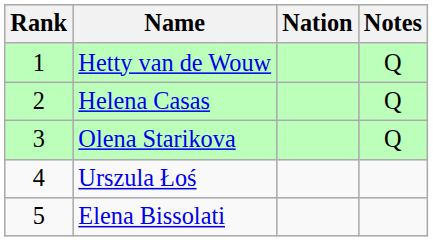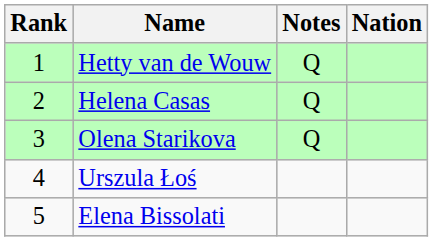columns swapped: (318, 23) <-> (393, 23)
